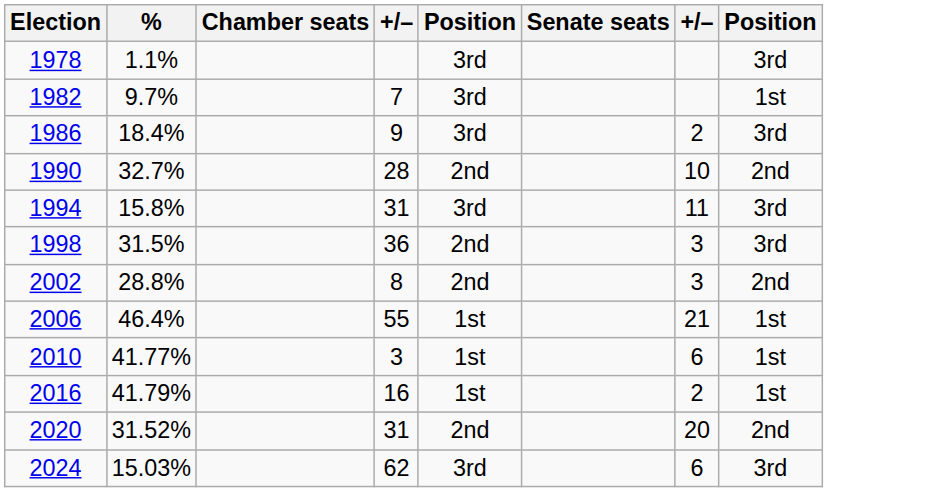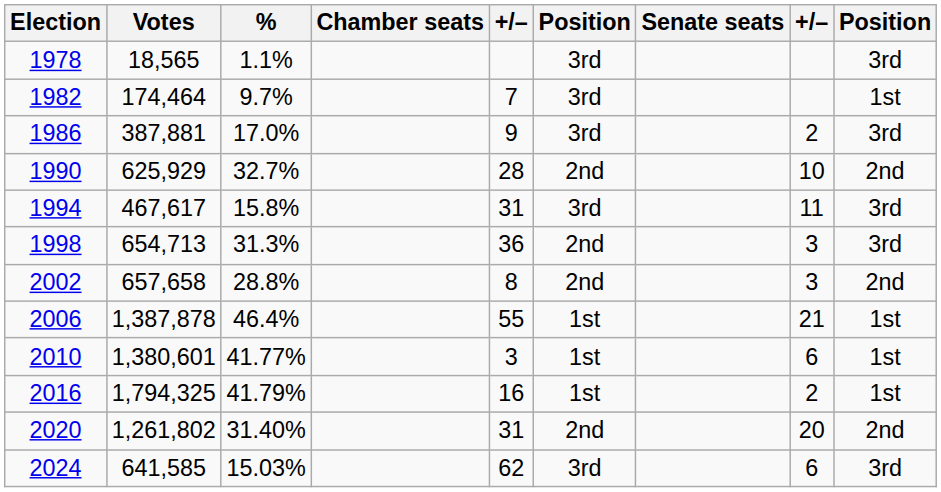+ column: (164, 23)
(151, 134) 18.4% -> (266, 134) 17.0%
(151, 245) 31.5% -> (266, 245) 31.3%
(151, 430) 31.52% -> (266, 430) 31.40%
